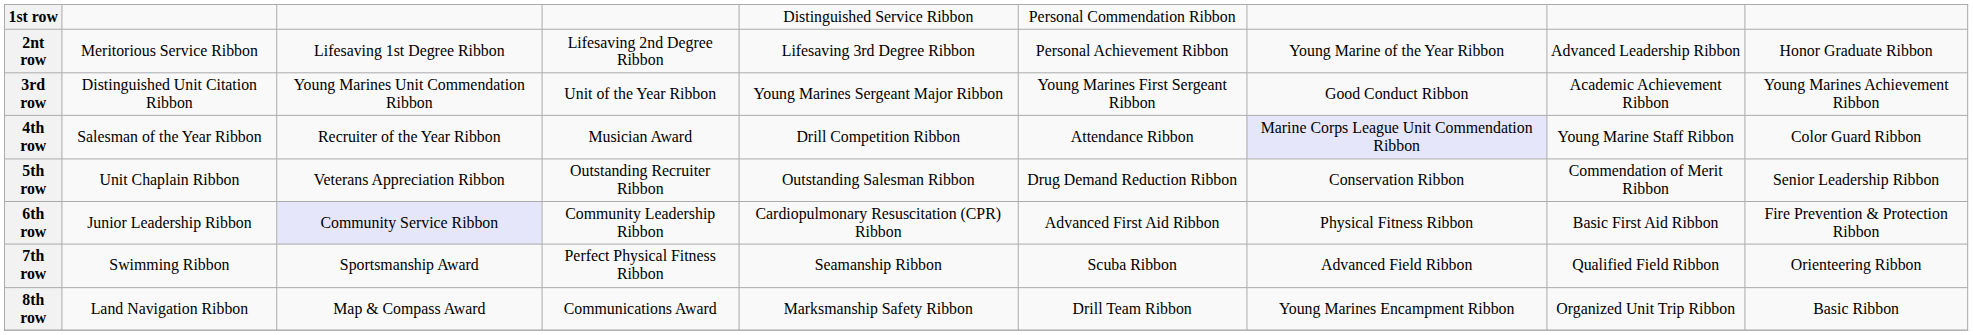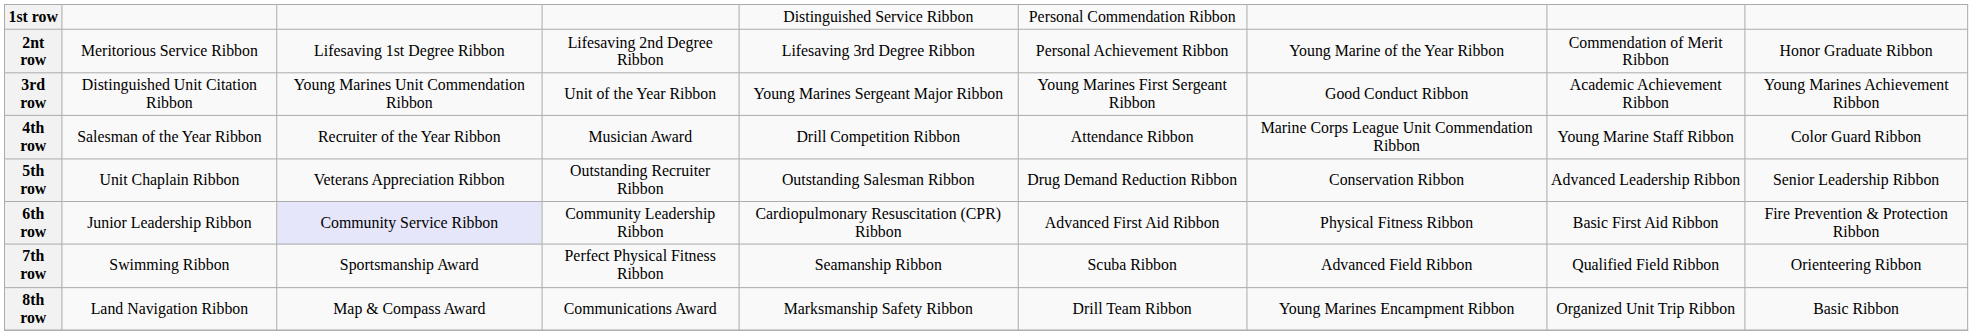(1646, 51) Advanced Leadership Ribbon -> (1646, 51) Commendation of Merit Ribbon
(1397, 136) lavender background -> (1397, 136) no background
(1646, 179) Commendation of Merit Ribbon -> (1646, 179) Advanced Leadership Ribbon
